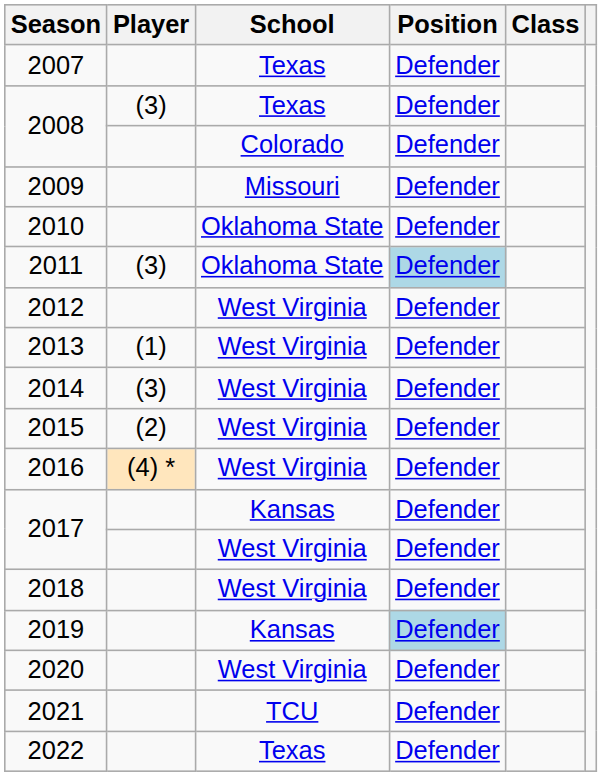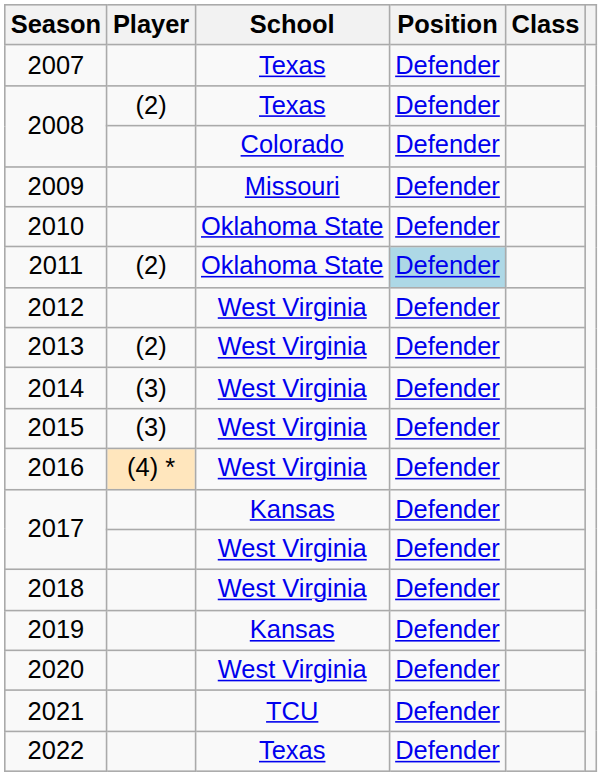(151, 105) (3) -> (151, 105) (2)
(151, 266) (3) -> (151, 266) (2)
(151, 347) (1) -> (151, 347) (2)
(151, 428) (2) -> (151, 428) (3)
(447, 629) lightblue background -> (447, 629) no background
